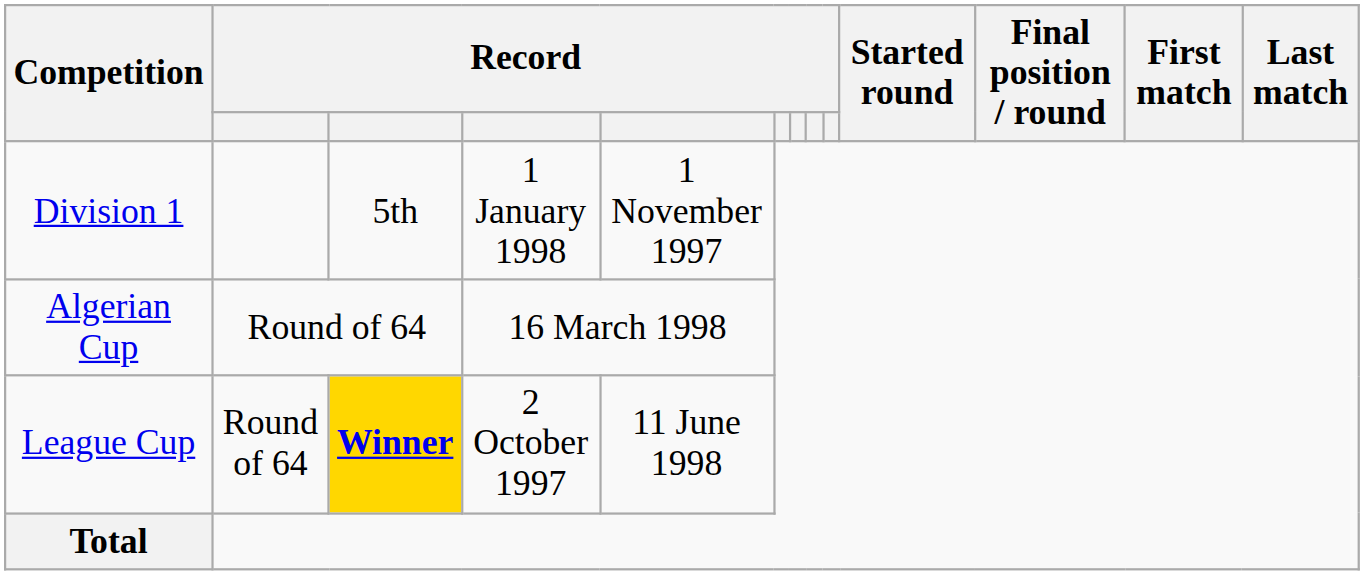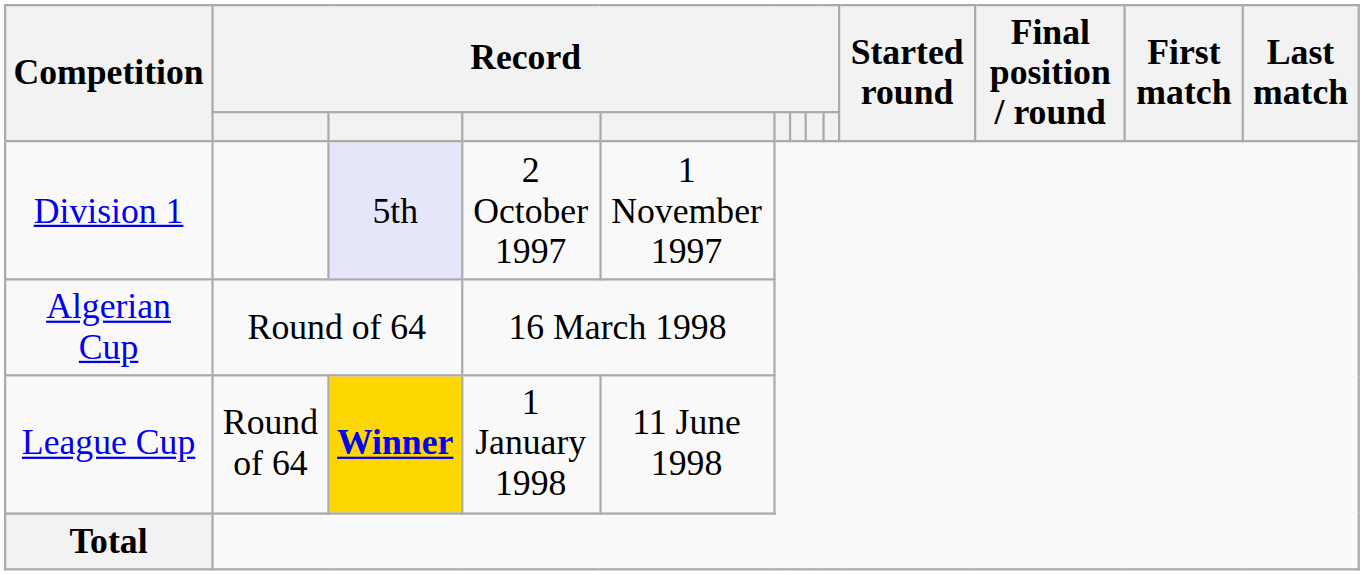(395, 209) no background -> (395, 209) lavender background
(531, 209) 1 January 1998 -> (531, 209) 2 October 1997
(531, 443) 2 October 1997 -> (531, 443) 1 January 1998
